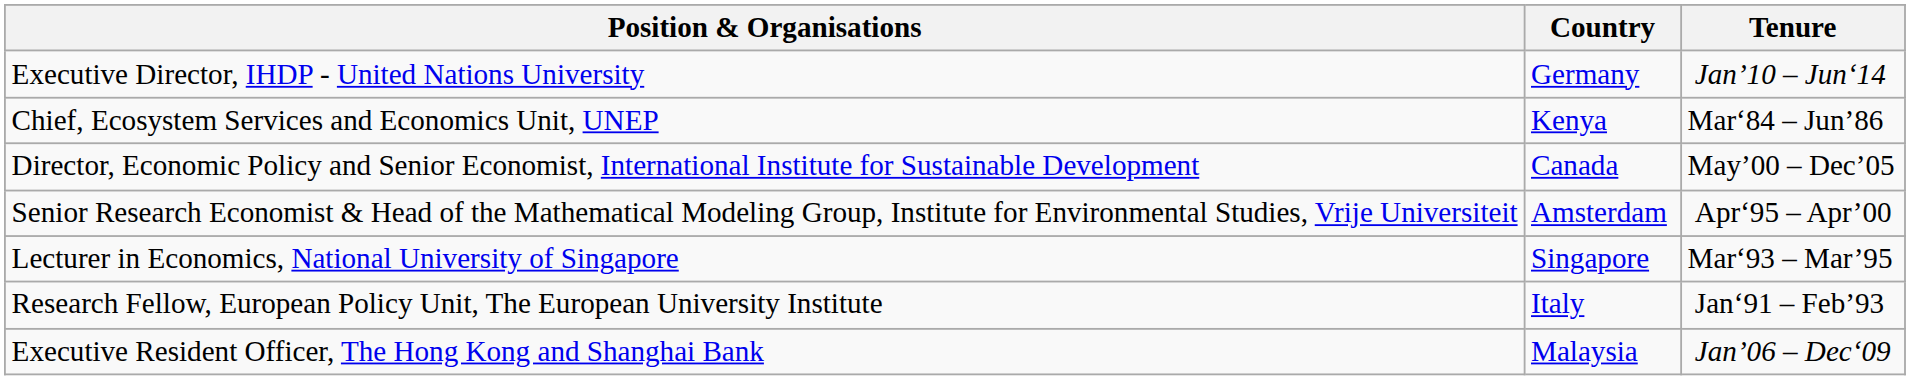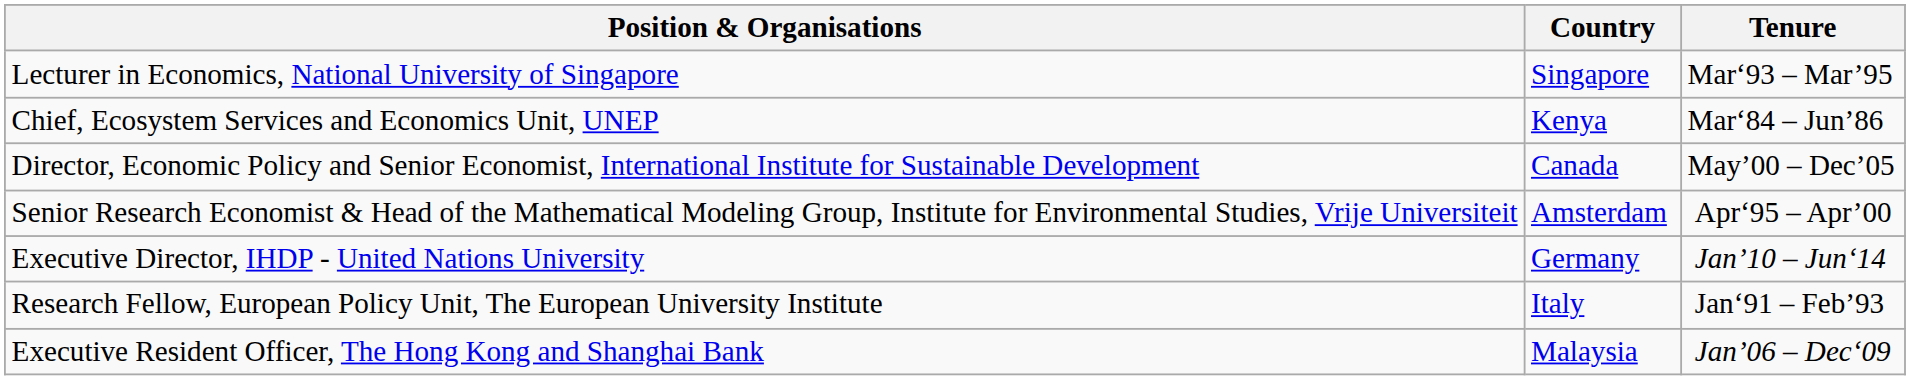rows swapped: (328, 73) <-> (345, 258)
